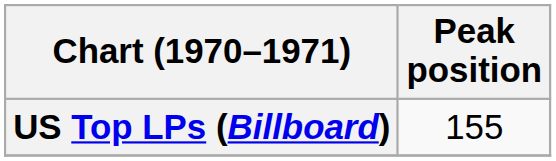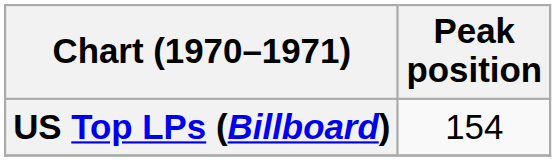(474, 126) 155 -> (474, 126) 154
